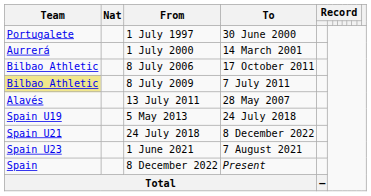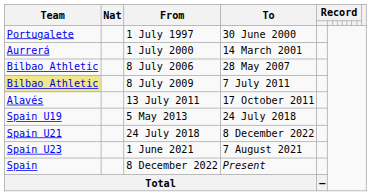(269, 67) 17 October 2011 -> (256, 67) 28 May 2007
(256, 100) 28 May 2007 -> (269, 100) 17 October 2011
